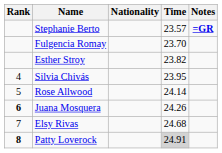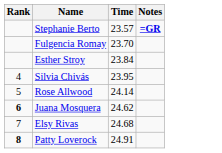- column: (135, 12)
(175, 60) 23.82 -> (122, 60) 23.84
(175, 108) 24.26 -> (122, 108) 24.62
(175, 140) lightgrey background -> (122, 140) no background
